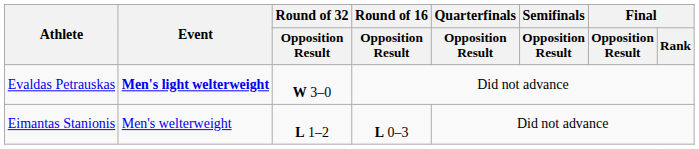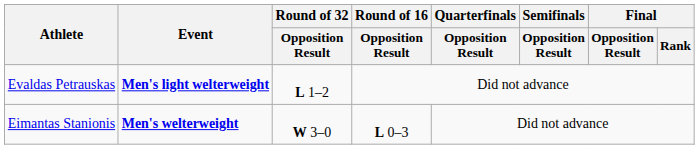(312, 93) W 3–0 -> (312, 93) L 1–2
(177, 124) normal -> (180, 124) bold
(312, 132) L 1–2 -> (312, 132) W 3–0
